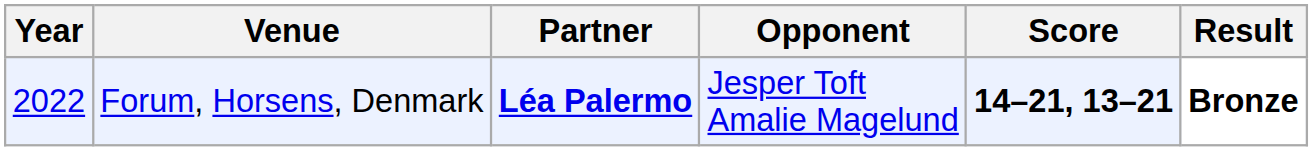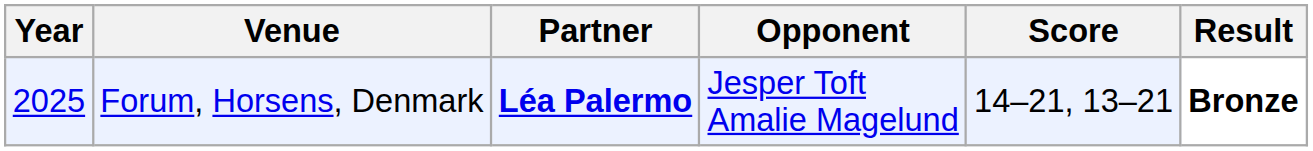(49, 101) 2022 -> (49, 101) 2025
(1074, 101) bold -> (1074, 101) normal
